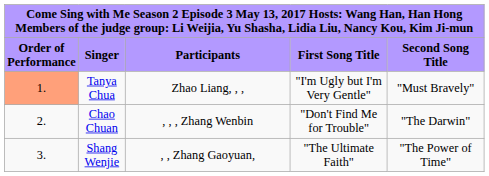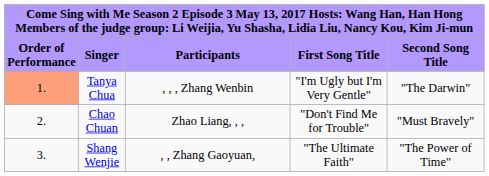(208, 87) Zhao Liang, , , -> (208, 87) , , , Zhang Wenbin
(436, 87) "Must Bravely" -> (436, 87) "The Darwin"
(208, 121) , , , Zhang Wenbin -> (208, 121) Zhao Liang, , ,
(436, 121) "The Darwin" -> (436, 121) "Must Bravely"
